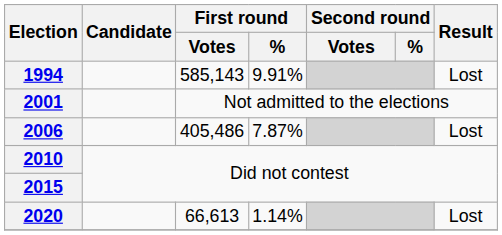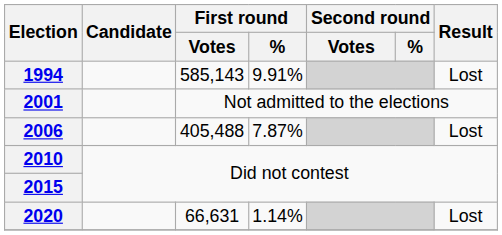(212, 131) 405,486 -> (212, 131) 405,488
(212, 215) 66,613 -> (212, 215) 66,631
